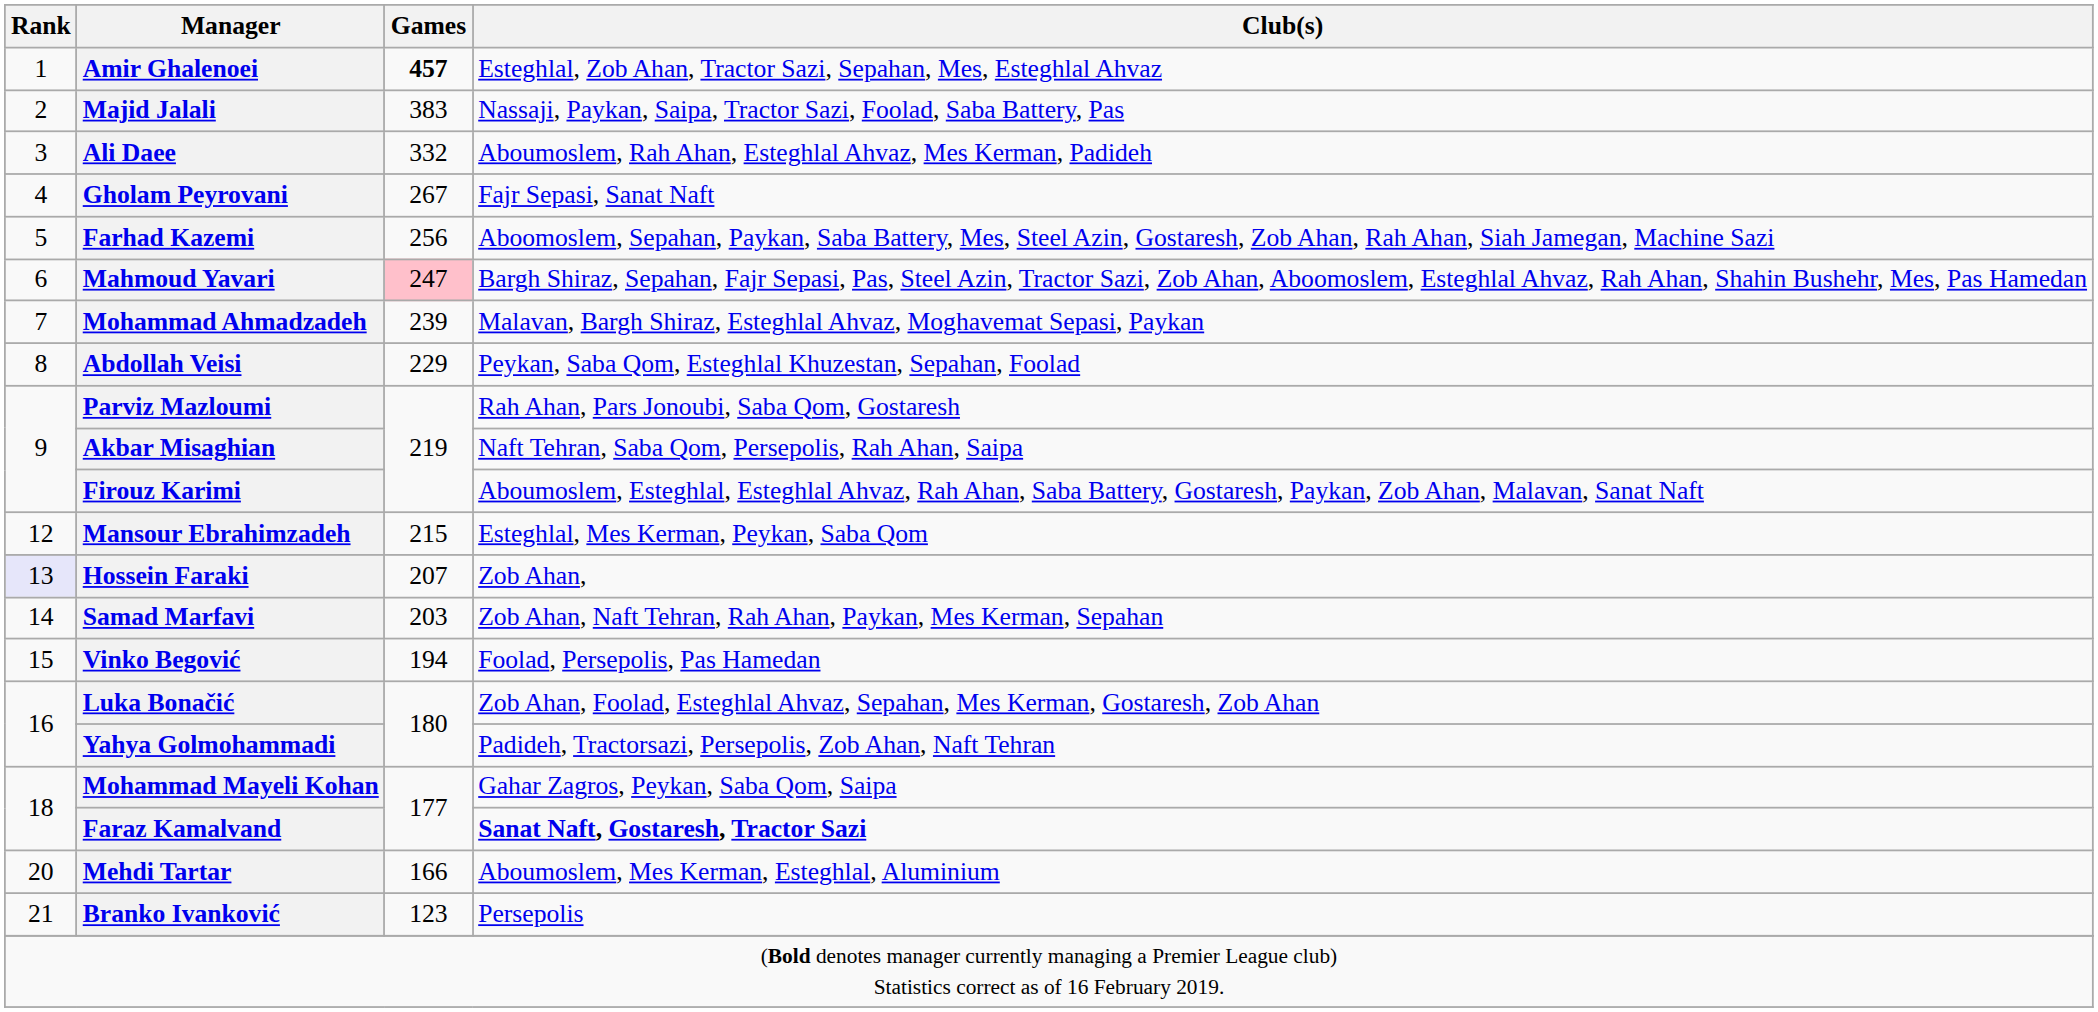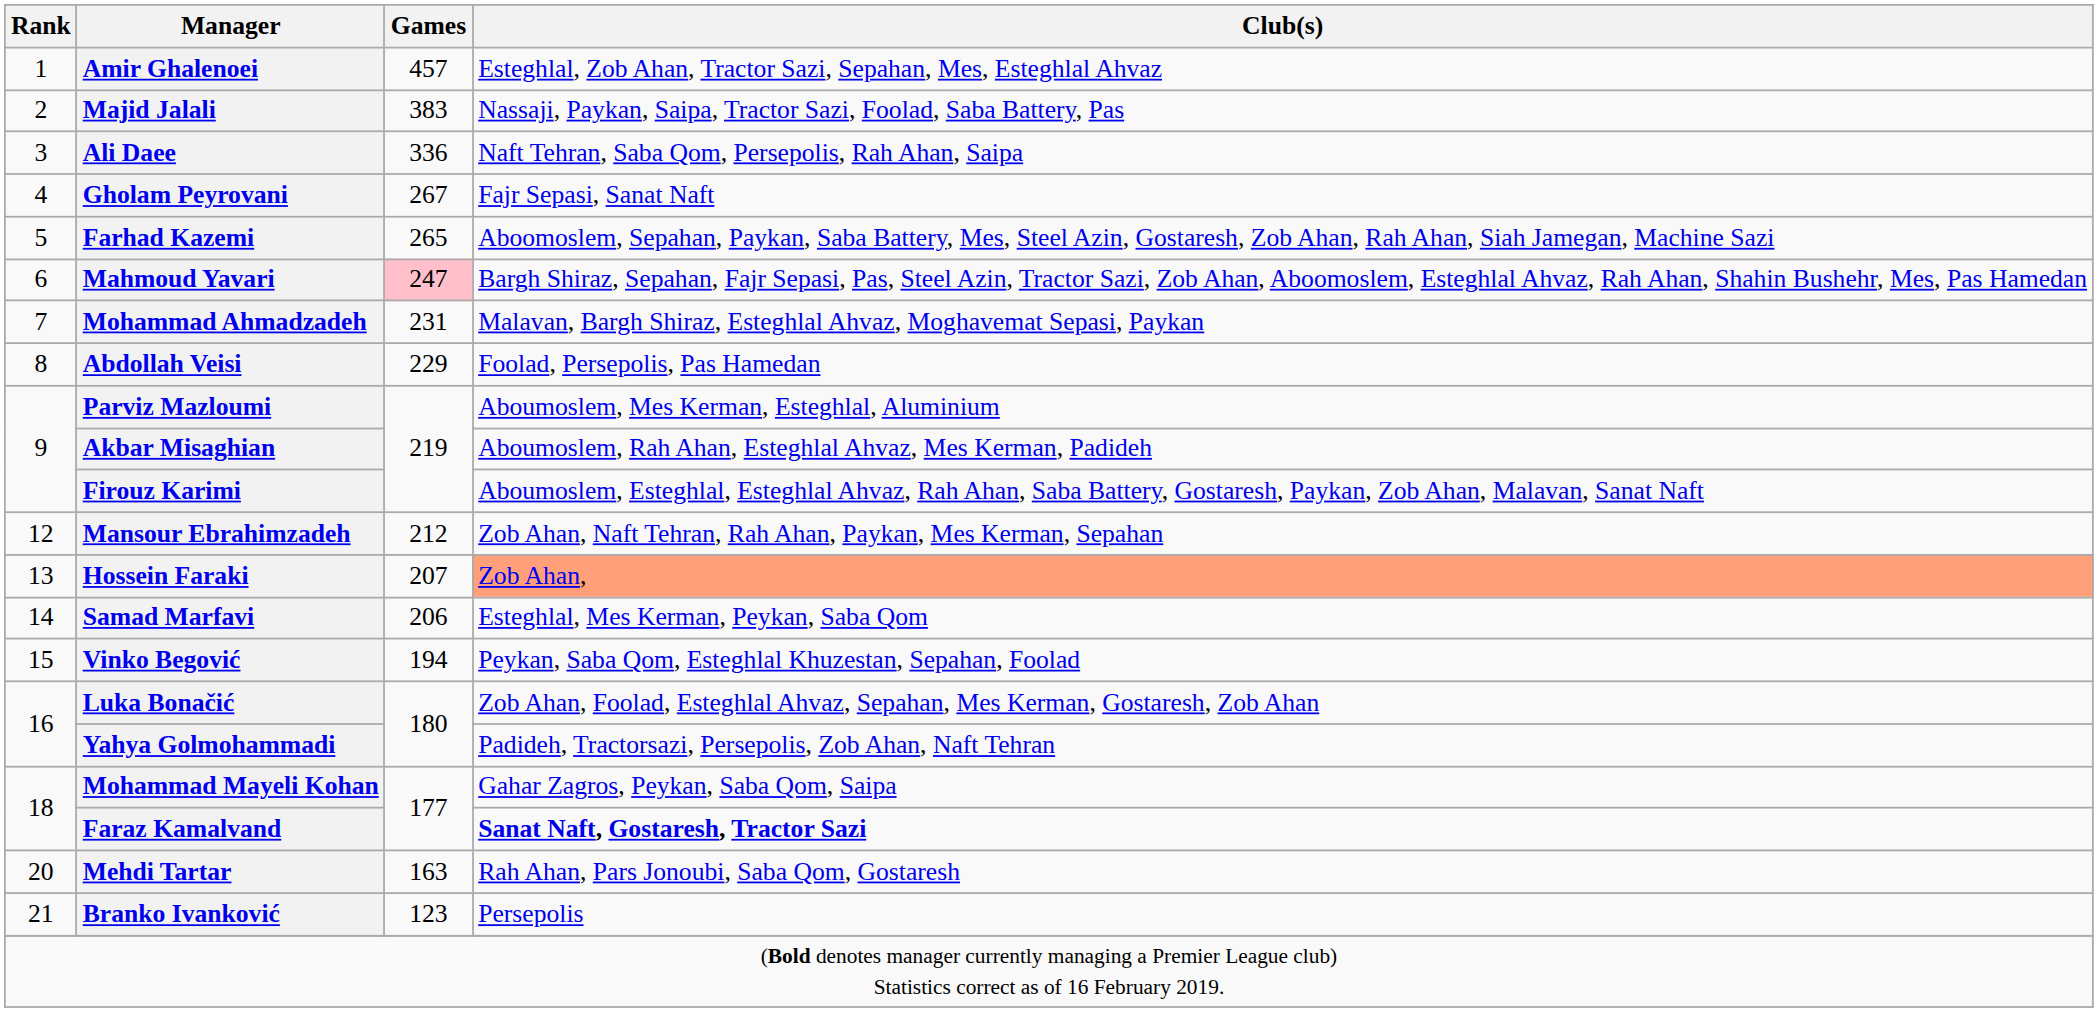(428, 68) bold -> (428, 68) normal
(428, 152) 332 -> (428, 152) 336
(815, 152) Aboumoslem, Rah Ahan, Esteghlal Ahvaz, Mes Kerman, Padideh -> (751, 152) Naft Tehran, Saba Qom, Persepolis, Rah Ahan, Saipa
(428, 237) 256 -> (428, 237) 265
(428, 321) 239 -> (428, 321) 231
(779, 364) Peykan, Saba Qom, Esteghlal Khuzestan, Sepahan, Foolad -> (649, 364) Foolad, Persepolis, Pas Hamedan
(719, 406) Rah Ahan, Pars Jonoubi, Saba Qom, Gostaresh -> (739, 406) Aboumoslem, Mes Kerman, Esteghlal, Aluminium
(751, 448) Naft Tehran, Saba Qom, Persepolis, Rah Ahan, Saipa -> (815, 448) Aboumoslem, Rah Ahan, Esteghlal Ahvaz, Mes Kerman, Padideh
(428, 533) 215 -> (428, 533) 212
(703, 533) Esteghlal, Mes Kerman, Peykan, Saba Qom -> (821, 533) Zob Ahan, Naft Tehran, Rah Ahan, Paykan, Mes Kerman, Sepahan
(41, 575) lavender background -> (41, 575) no background
(532, 575) no background -> (532, 575) lightsalmon background
(428, 617) 203 -> (428, 617) 206
(821, 617) Zob Ahan, Naft Tehran, Rah Ahan, Paykan, Mes Kerman, Sepahan -> (703, 617) Esteghlal, Mes Kerman, Peykan, Saba Qom
(649, 660) Foolad, Persepolis, Pas Hamedan -> (779, 660) Peykan, Saba Qom, Esteghlal Khuzestan, Sepahan, Foolad
(428, 871) 166 -> (428, 871) 163
(739, 871) Aboumoslem, Mes Kerman, Esteghlal, Aluminium -> (719, 871) Rah Ahan, Pars Jonoubi, Saba Qom, Gostaresh
